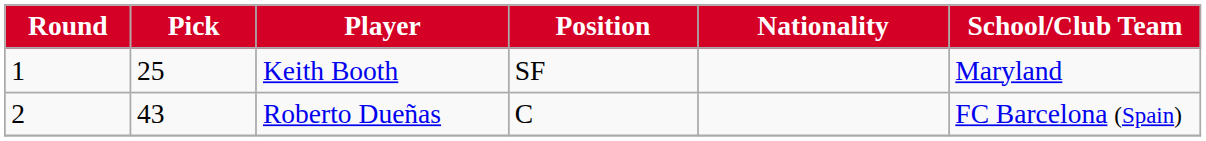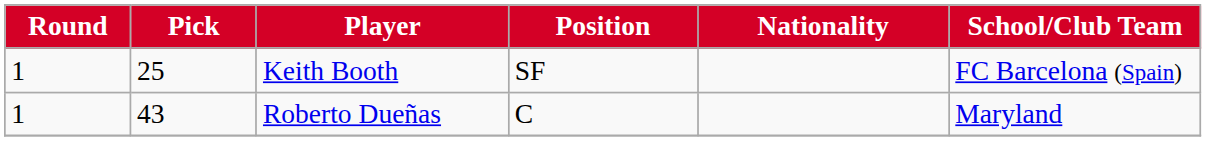(1009, 69) Maryland -> (1069, 69) FC Barcelona (Spain)
(18, 113) 2 -> (18, 113) 1
(1069, 113) FC Barcelona (Spain) -> (1009, 113) Maryland
